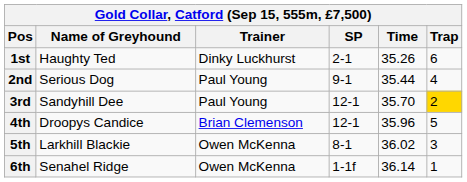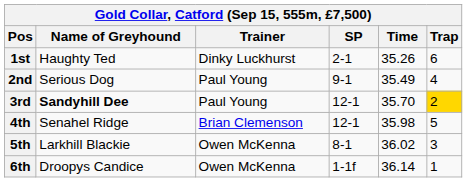(398, 79) 35.44 -> (398, 79) 35.49
(81, 101) normal -> (84, 101) bold
(91, 123) Droopys Candice -> (84, 123) Senahel Ridge
(398, 123) 35.96 -> (398, 123) 35.98
(84, 166) Senahel Ridge -> (91, 166) Droopys Candice
